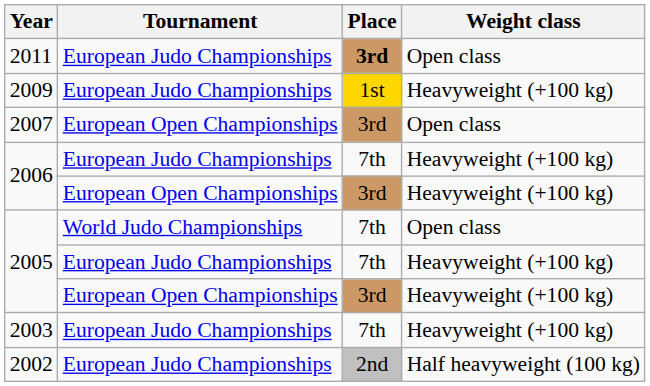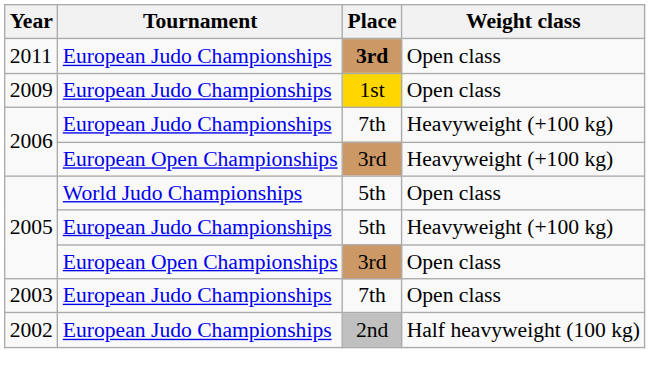(510, 90) Heavyweight (+100 kg) -> (454, 90) Open class
- row: (31, 124)
(372, 227) 7th -> (372, 192) 5th
(372, 261) 7th -> (372, 227) 5th
(510, 295) Heavyweight (+100 kg) -> (454, 261) Open class
(510, 329) Heavyweight (+100 kg) -> (454, 295) Open class
